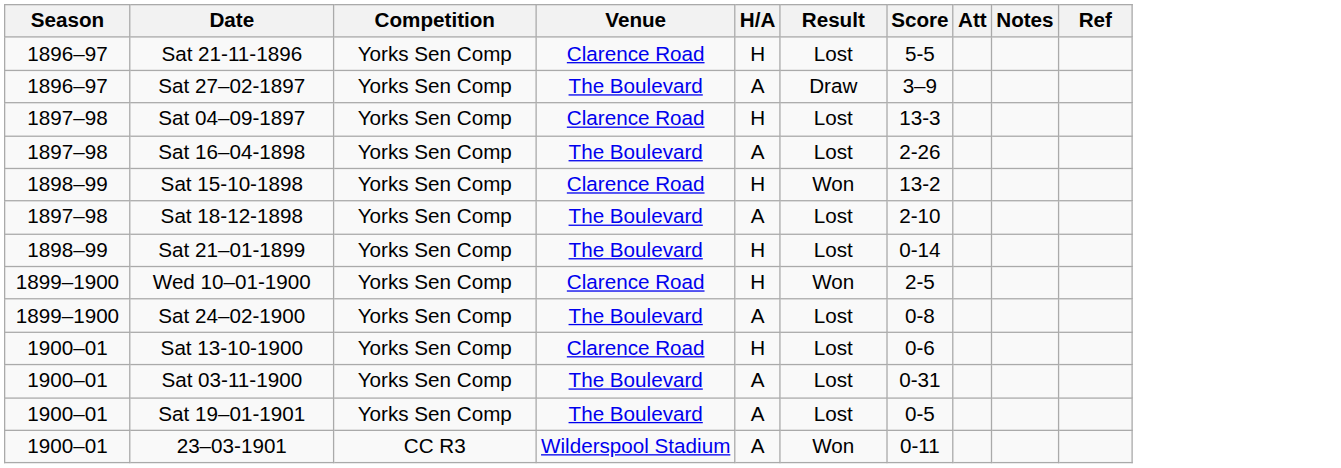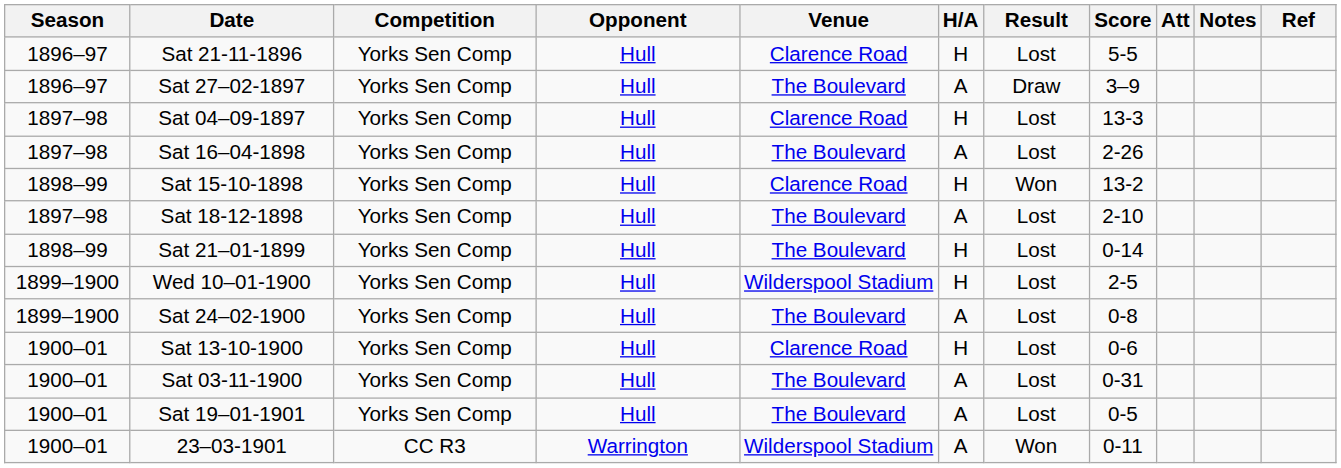+ column: (638, 20)
(636, 282) Clarence Road -> (839, 282) Wilderspool Stadium
(833, 282) Won -> (1036, 282) Lost
